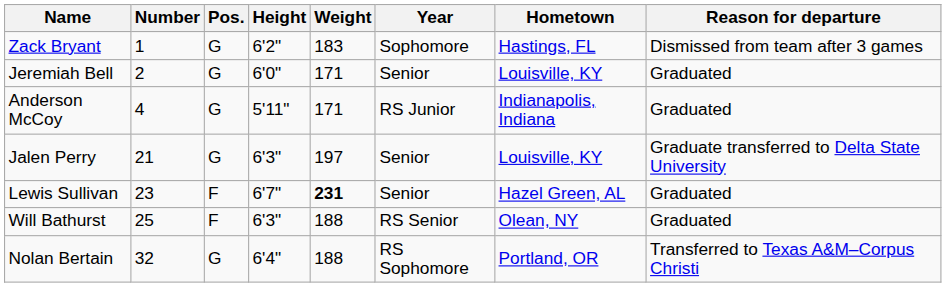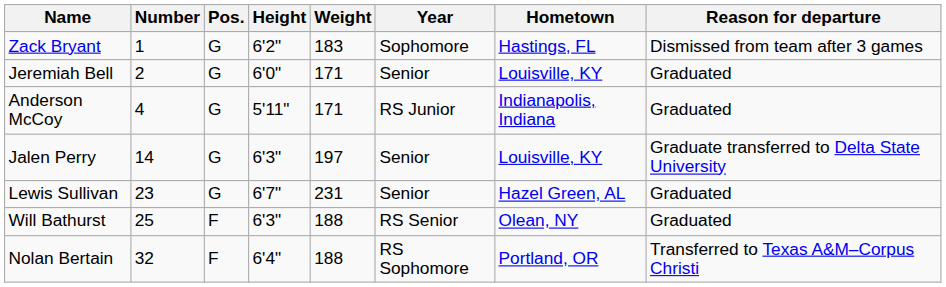(144, 156) 21 -> (144, 156) 14
(213, 194) F -> (215, 194) G
(329, 194) bold -> (329, 194) normal
(215, 258) G -> (213, 258) F
